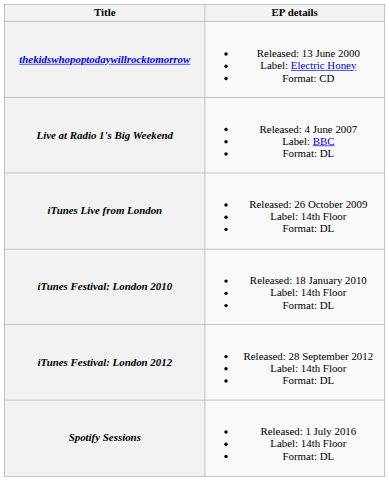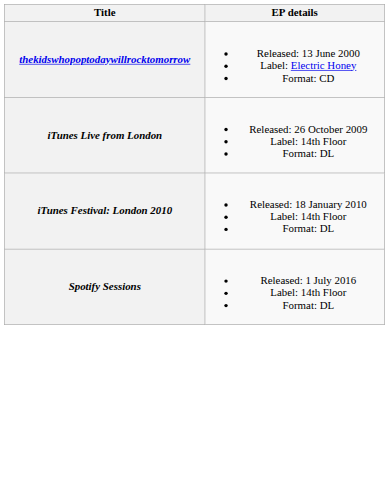- row: (105, 135)
- row: (105, 362)
